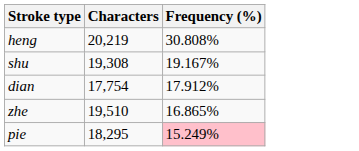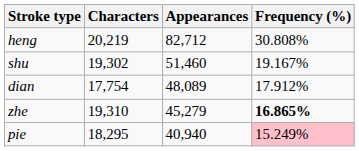+ column: (207, 16)
(108, 63) 19,308 -> (108, 63) 19,302
(108, 110) 19,510 -> (108, 110) 19,310
(192, 110) normal -> (283, 110) bold
